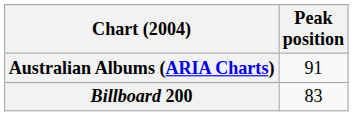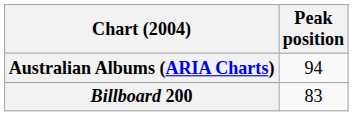(313, 67) 91 -> (313, 67) 94
